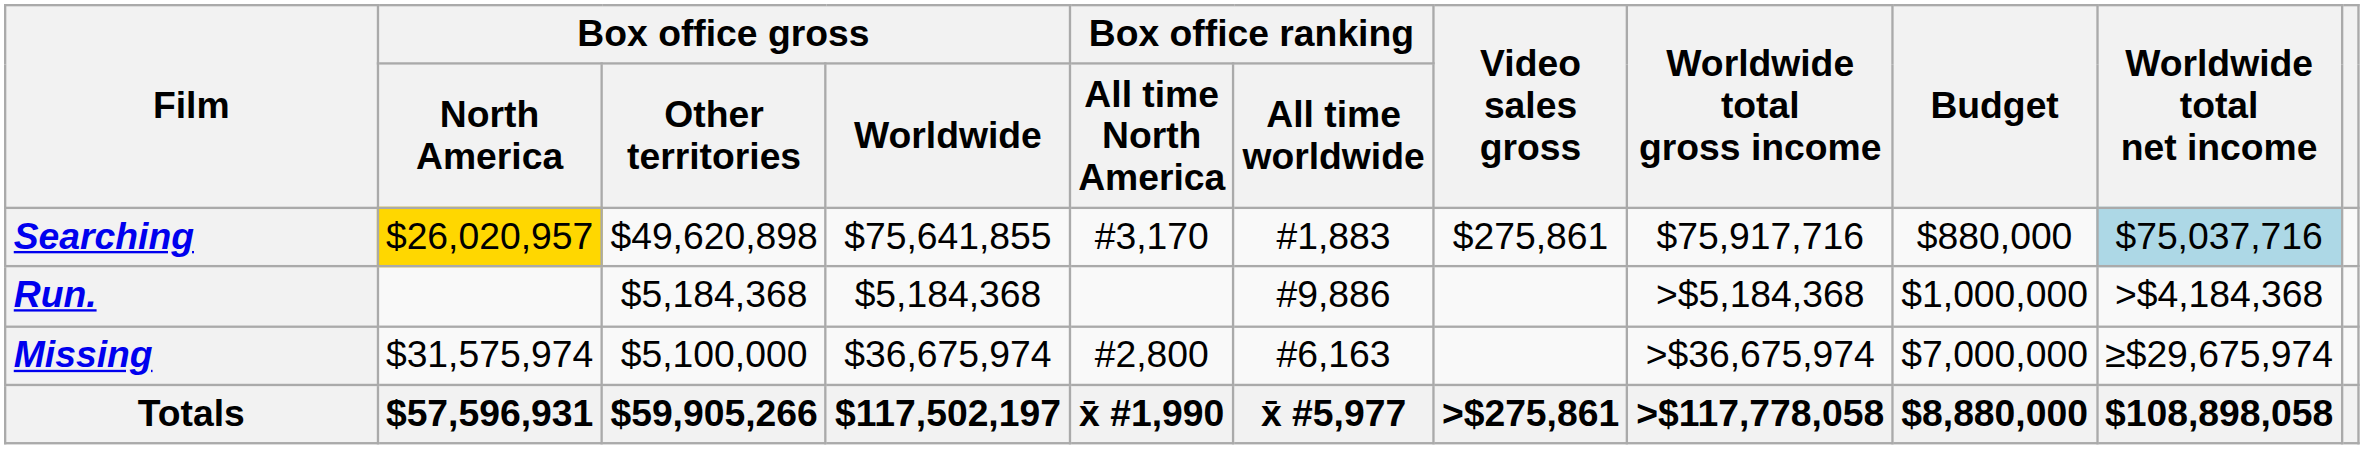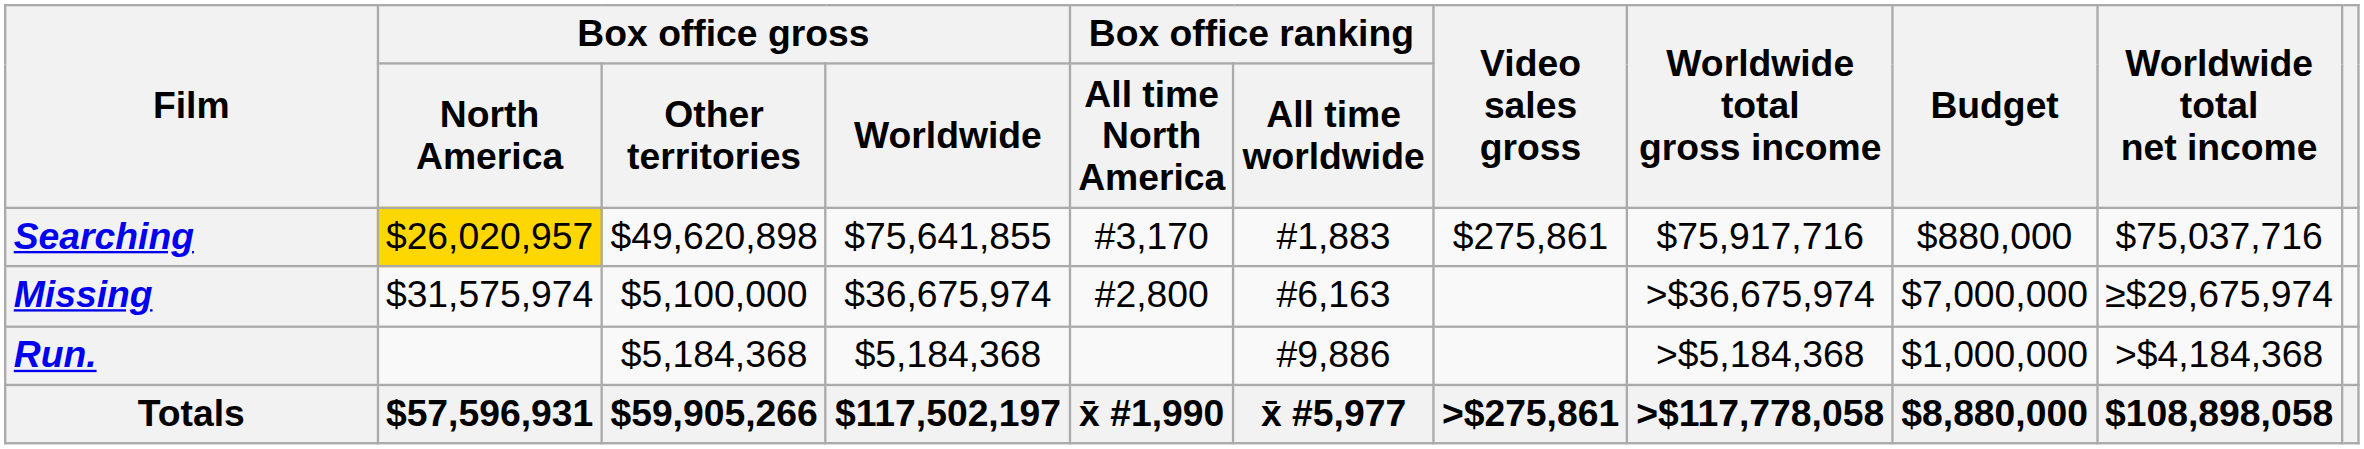(2219, 236) lightblue background -> (2219, 236) no background
rows swapped: (55, 295) <-> (83, 354)
